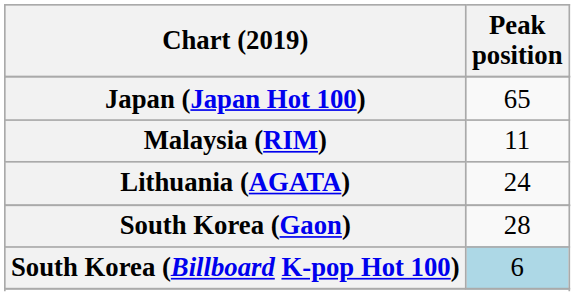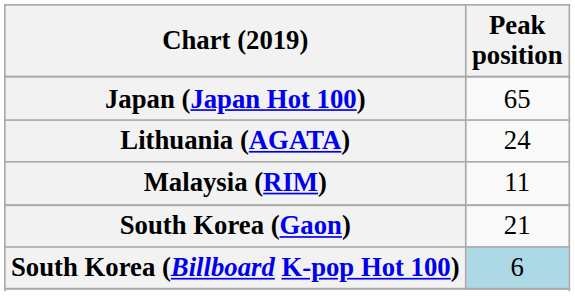rows swapped: (235, 182) <-> (235, 140)
(517, 225) 28 -> (517, 225) 21
